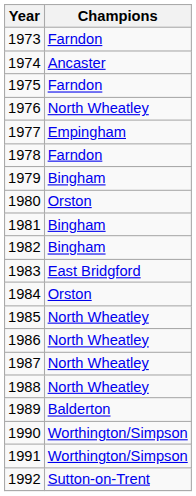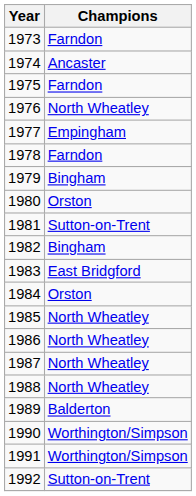(77, 224) Bingham -> (99, 224) Sutton-on-Trent
